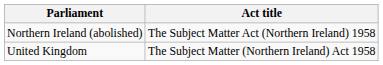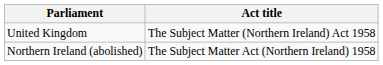rows swapped: (75, 32) <-> (47, 51)
